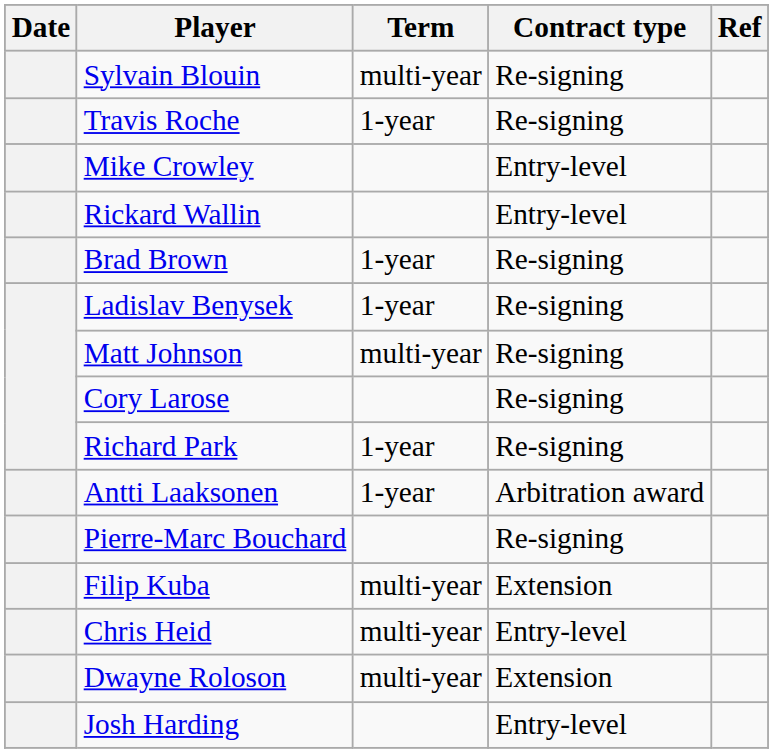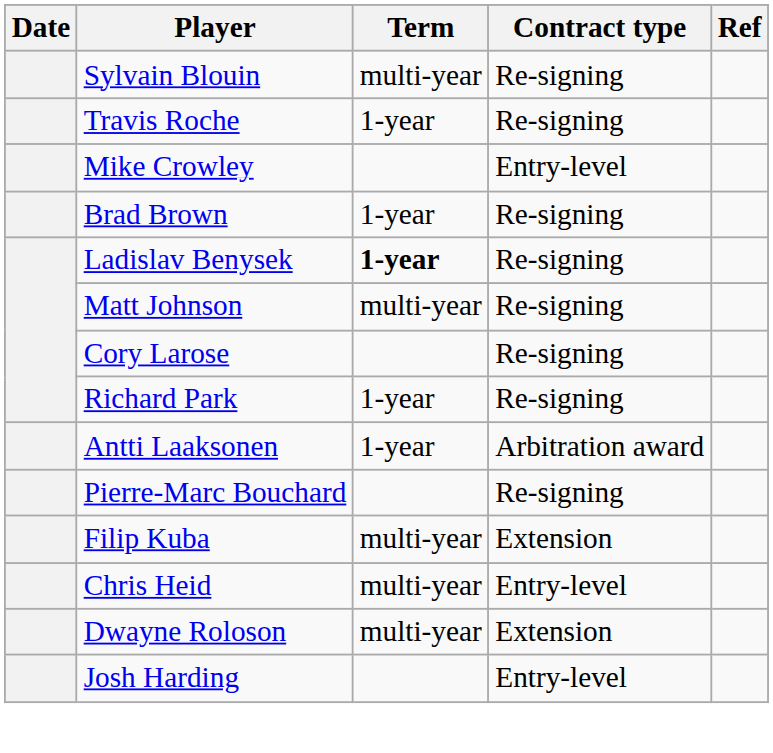- row: (172, 213)
(397, 306) normal -> (400, 259) bold
